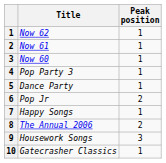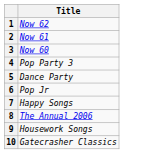- column: (140, 16)
